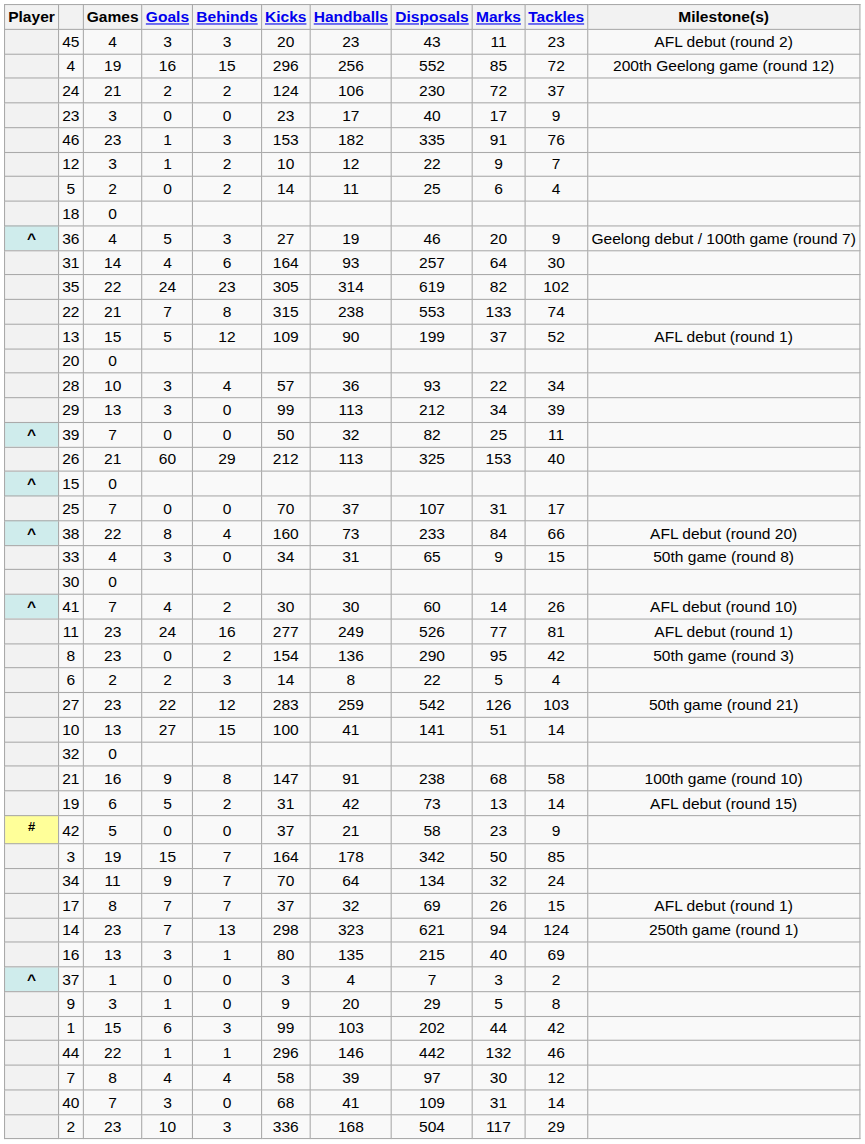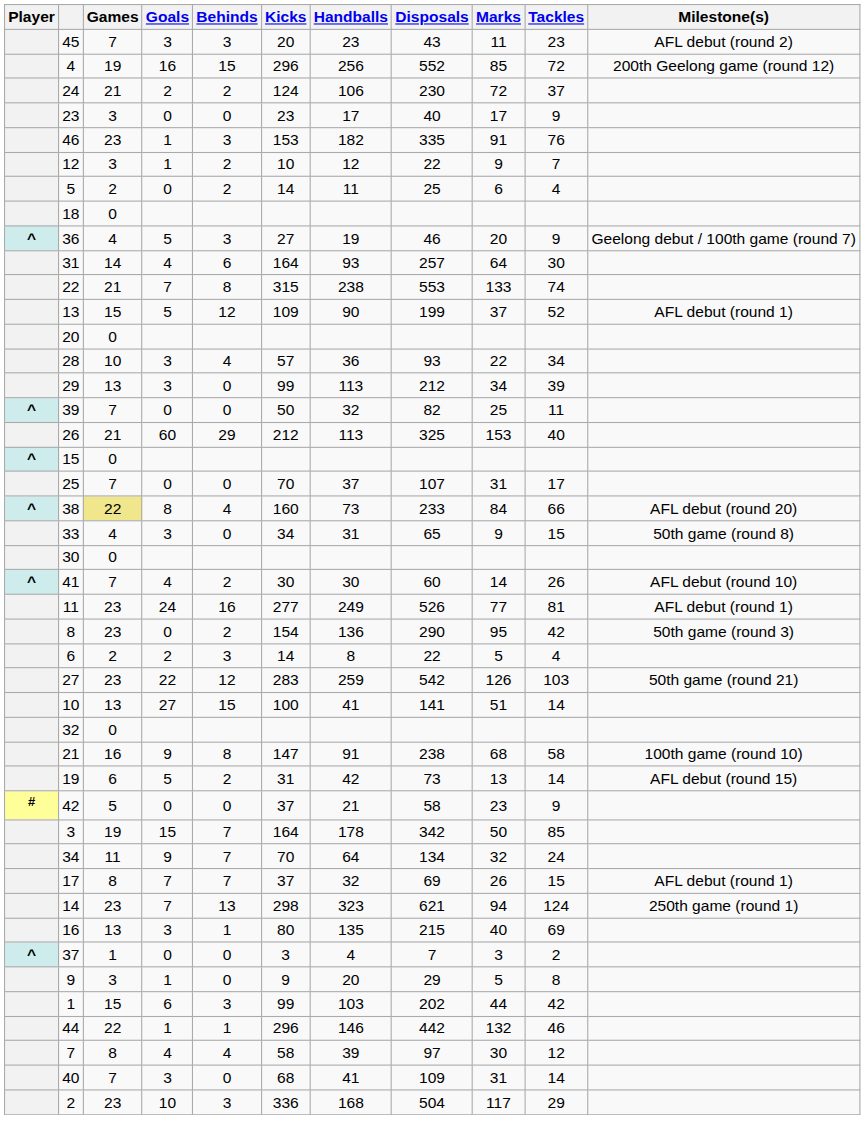(113, 42) 4 -> (113, 42) 7
- row: (71, 287)
(113, 533) no background -> (113, 509) khaki background
